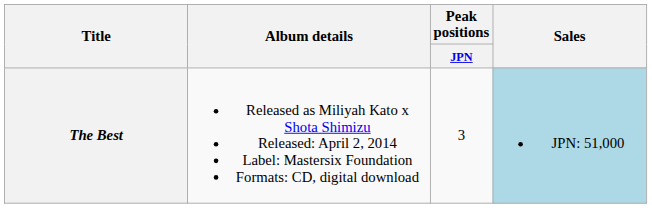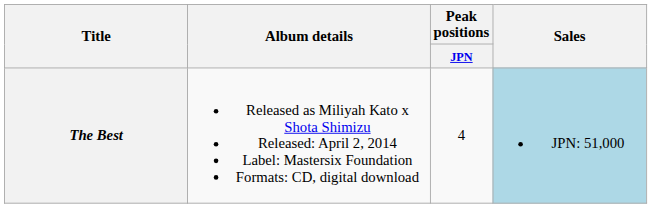(461, 135) 3 -> (461, 135) 4
